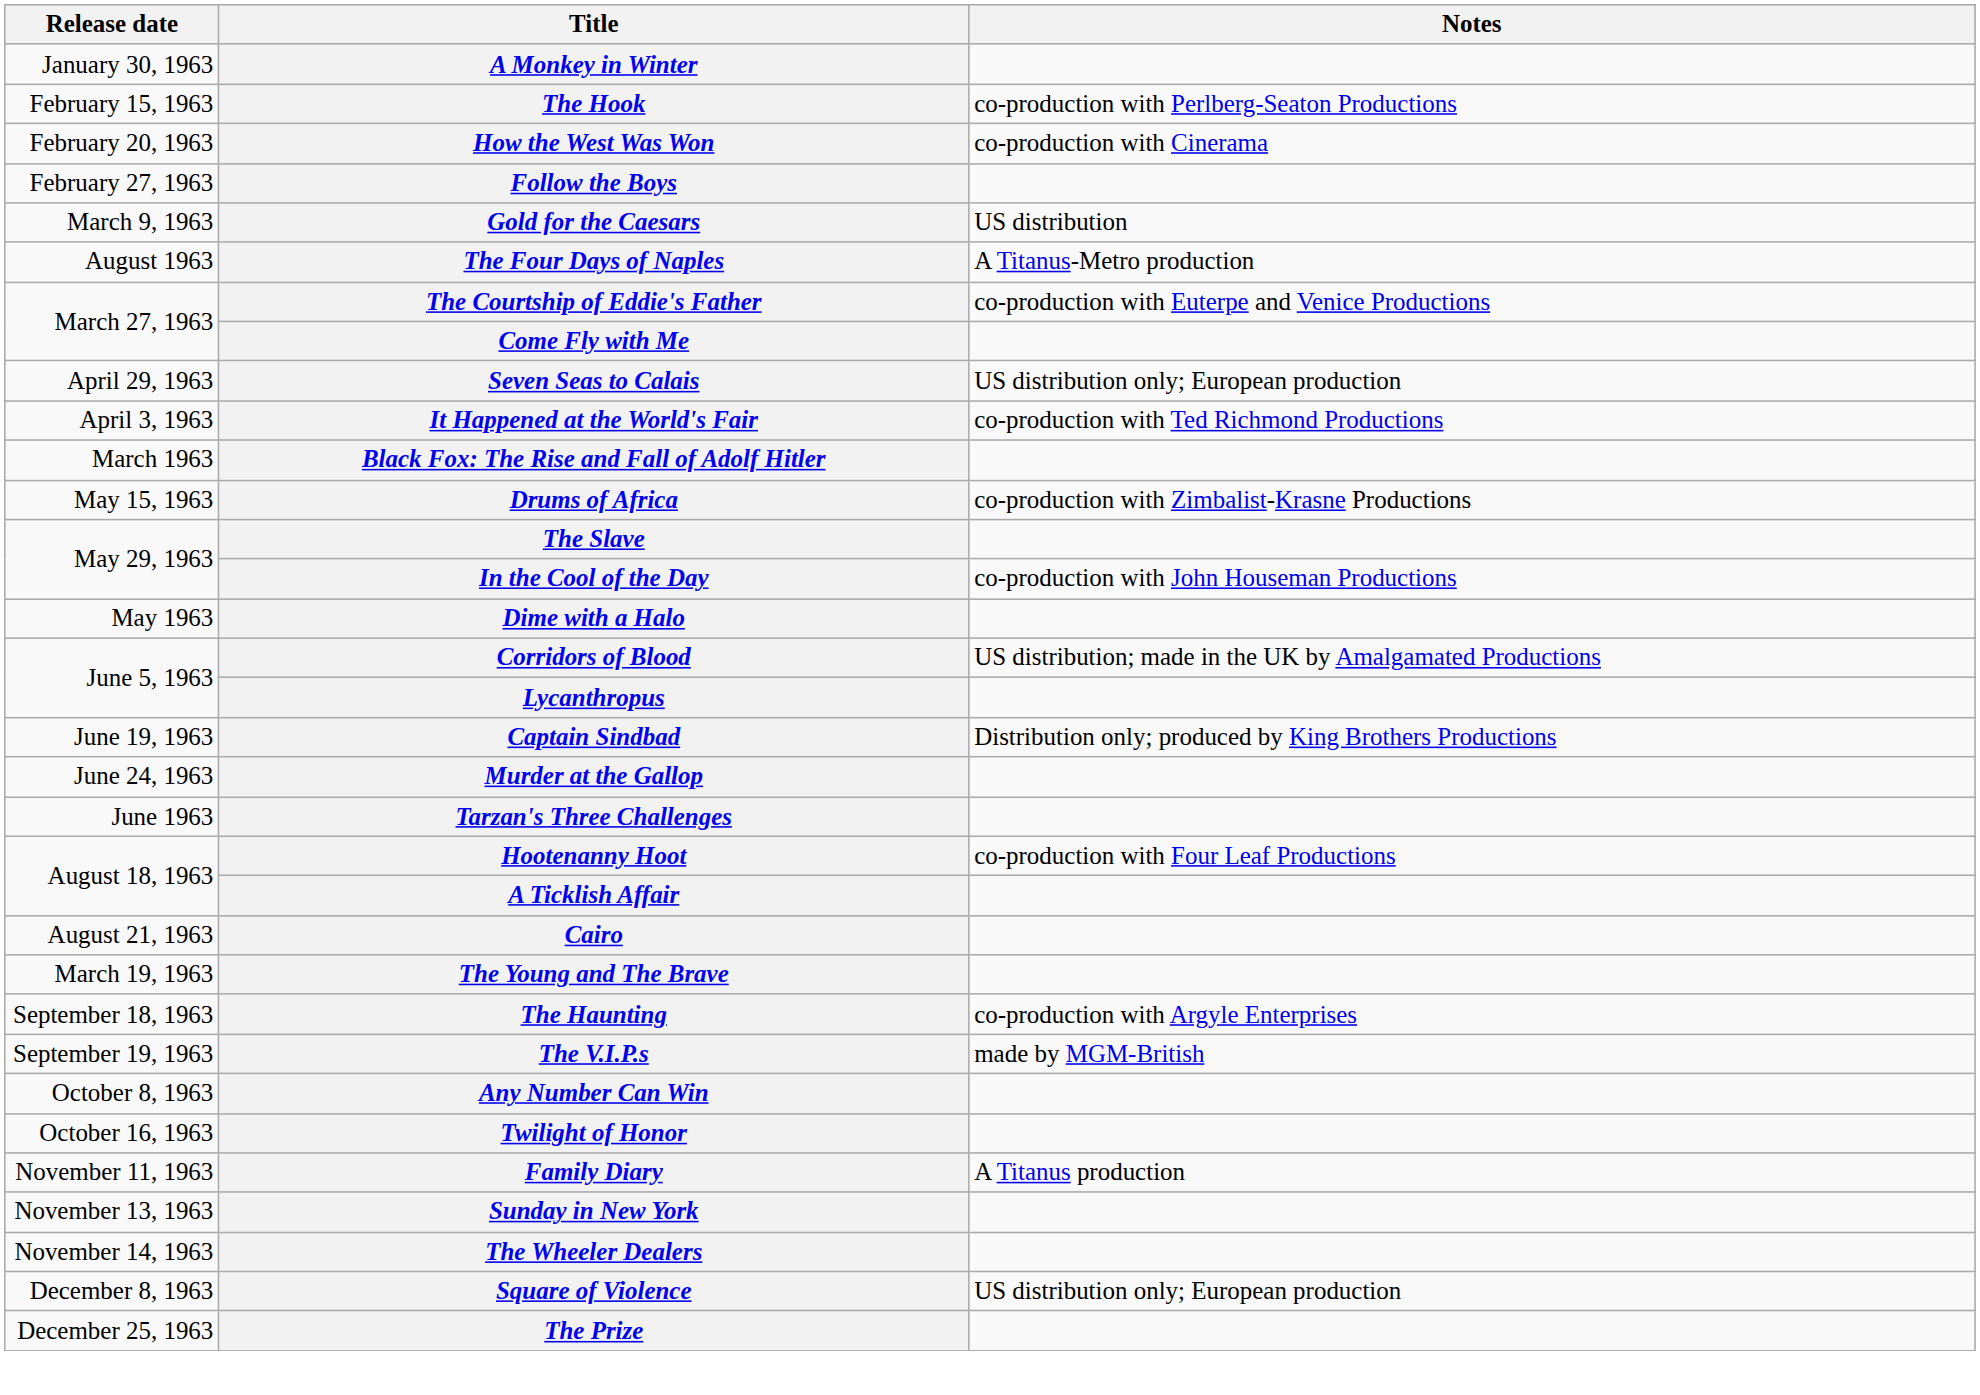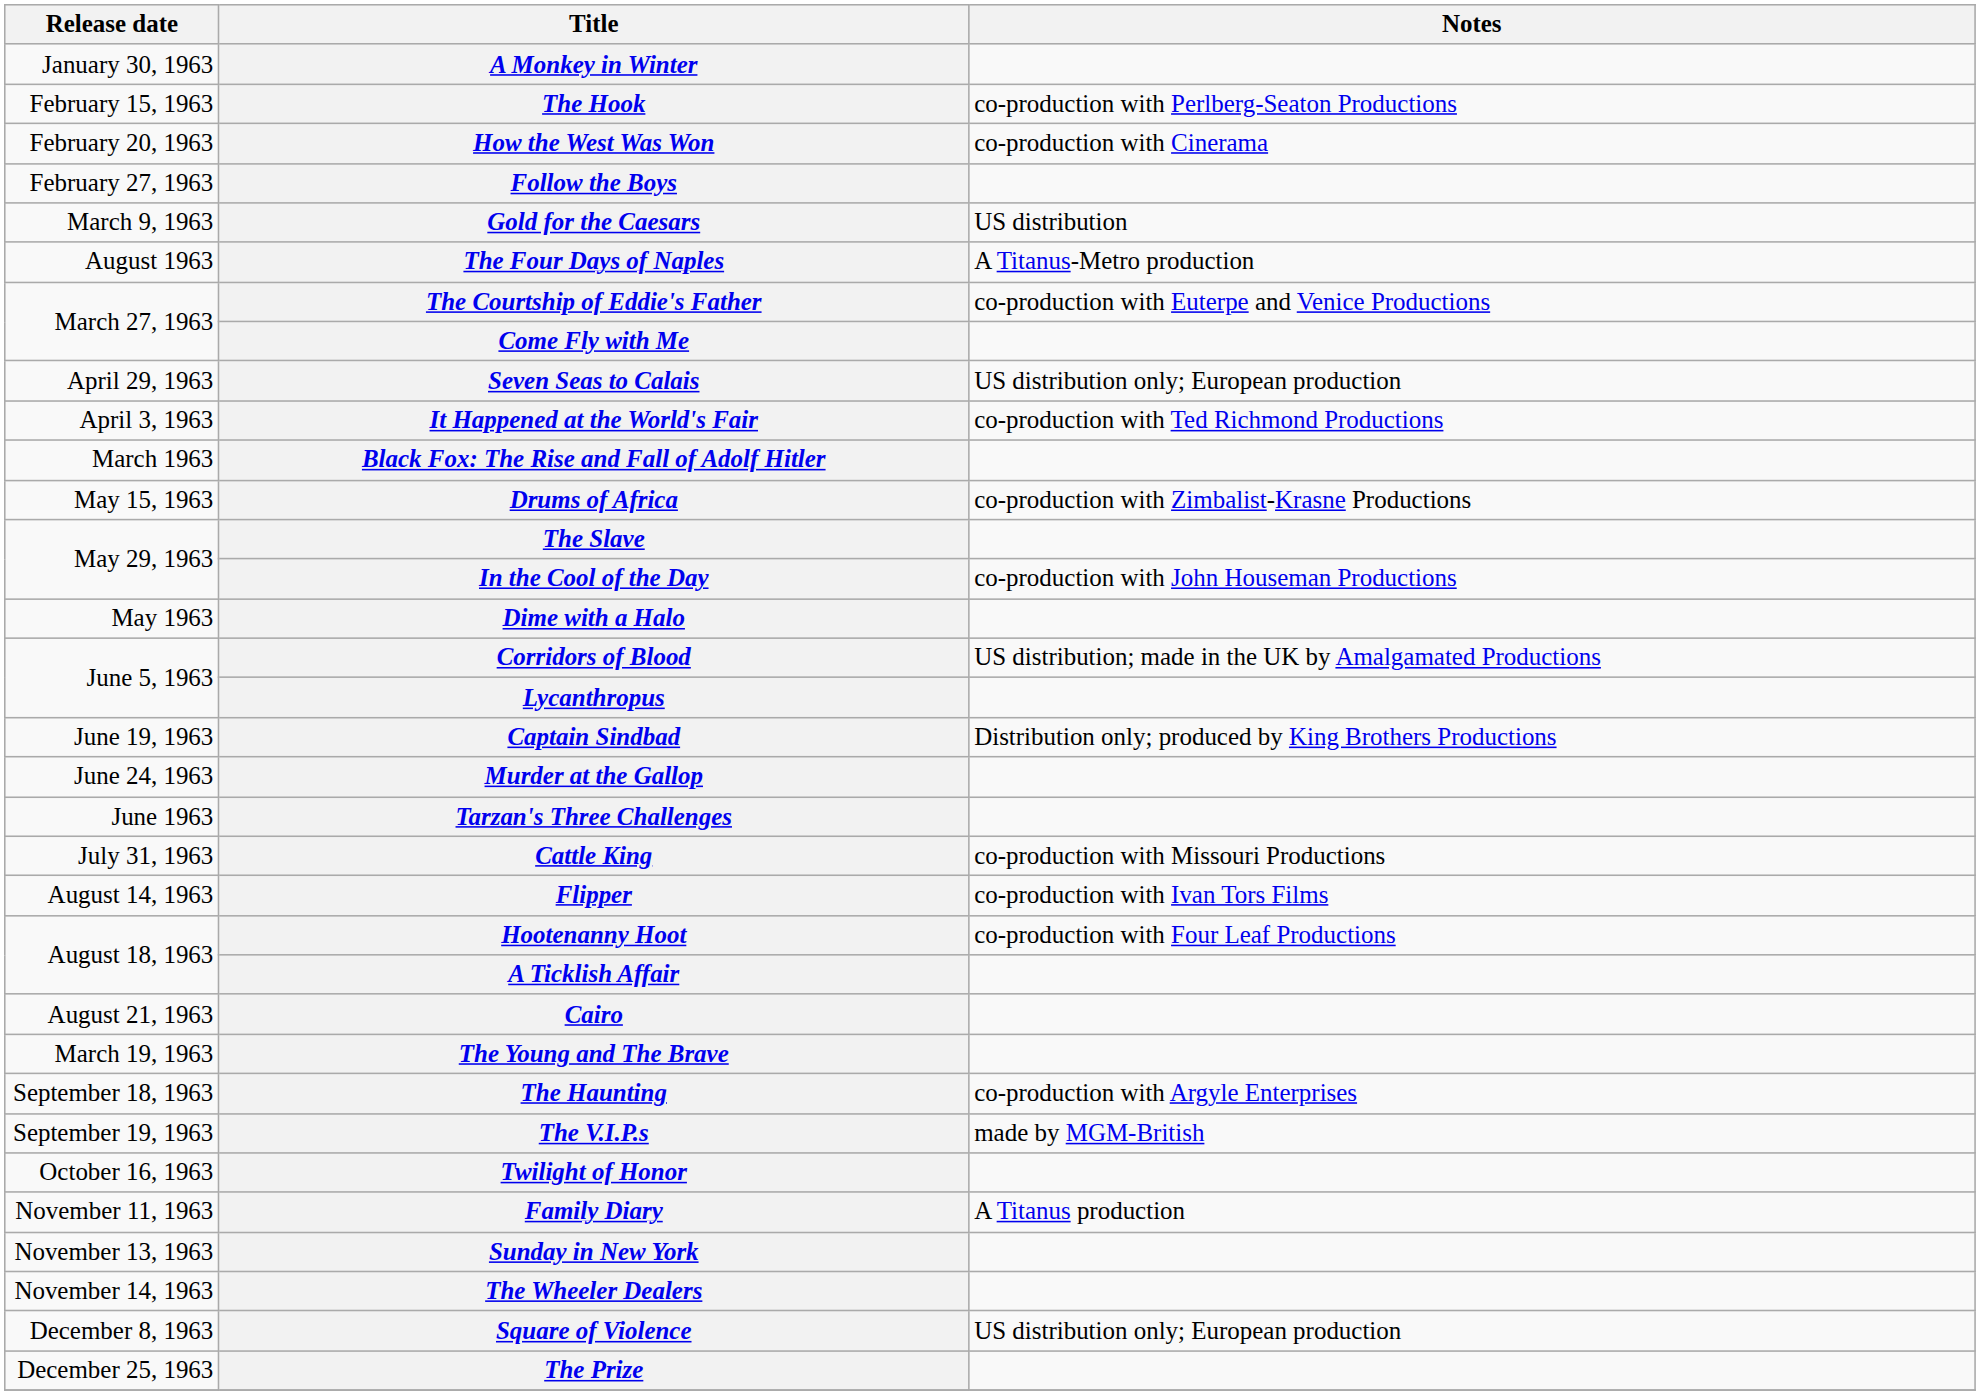+ row: (594, 855)
+ row: (594, 895)
- row: (594, 1093)
